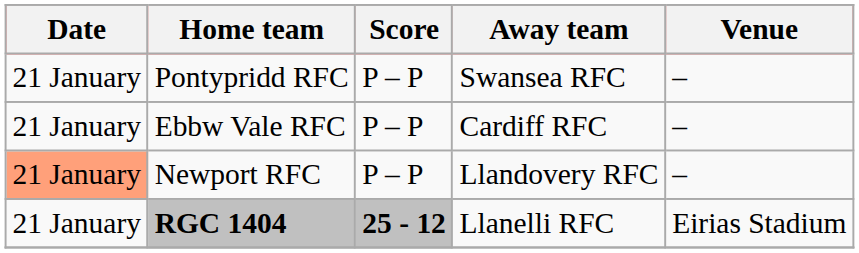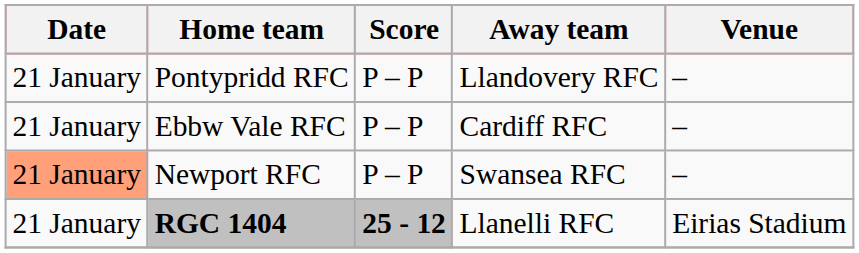(543, 77) Swansea RFC -> (559, 77) Llandovery RFC
(559, 174) Llandovery RFC -> (543, 174) Swansea RFC
